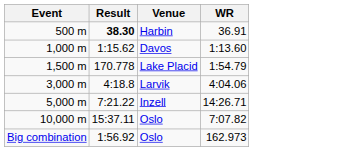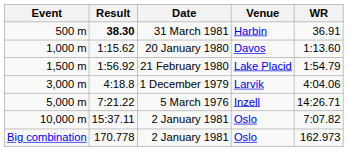+ column: (184, 13)
(114, 66) 170.778 -> (116, 66) 1:56.92
(116, 137) 1:56.92 -> (114, 137) 170.778
